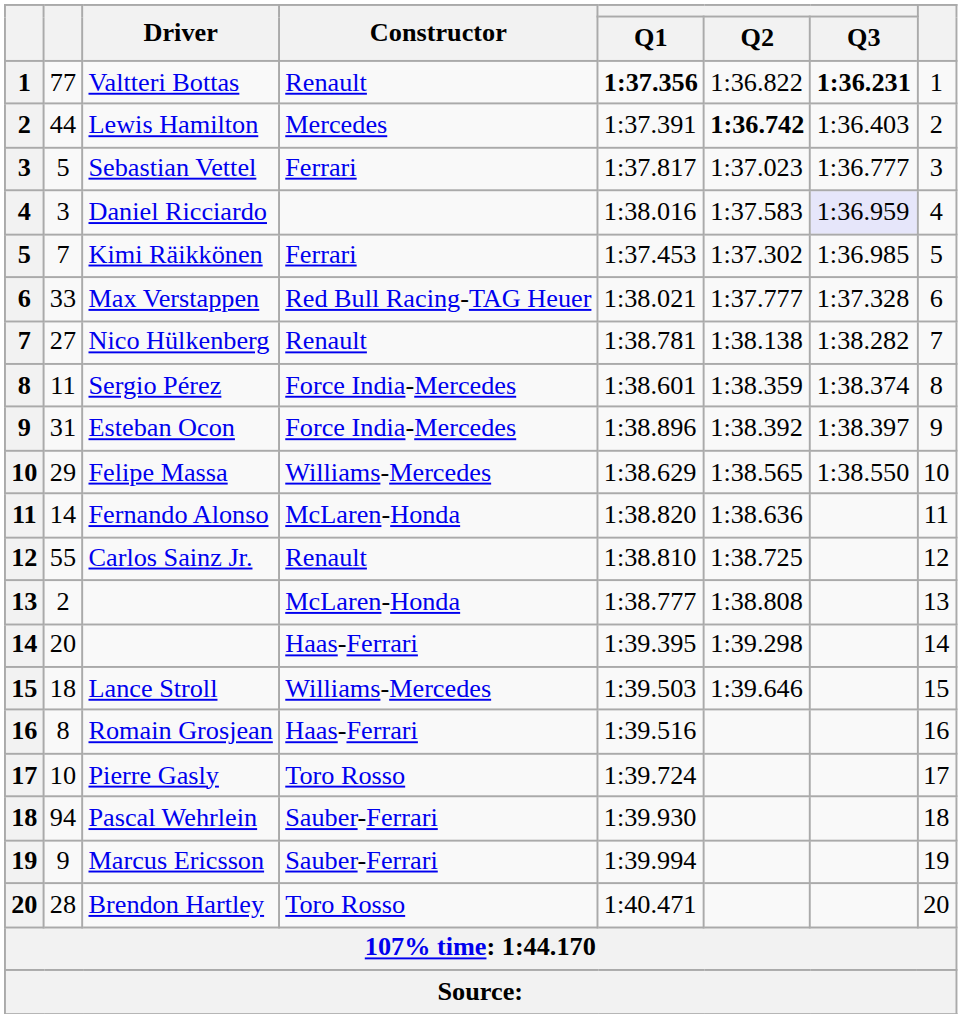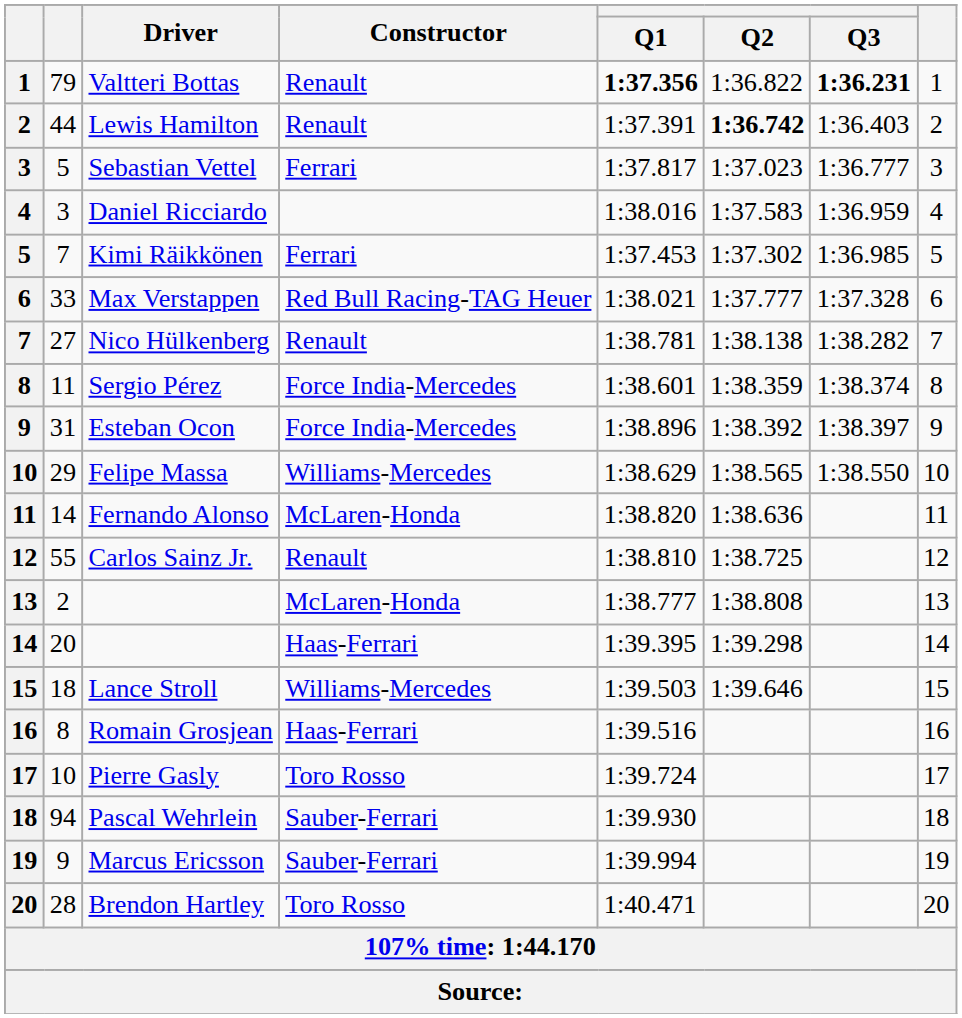(63, 81) 77 -> (63, 81) 79
(336, 124) Mercedes -> (326, 124) Renault
(863, 211) lavender background -> (863, 211) no background
